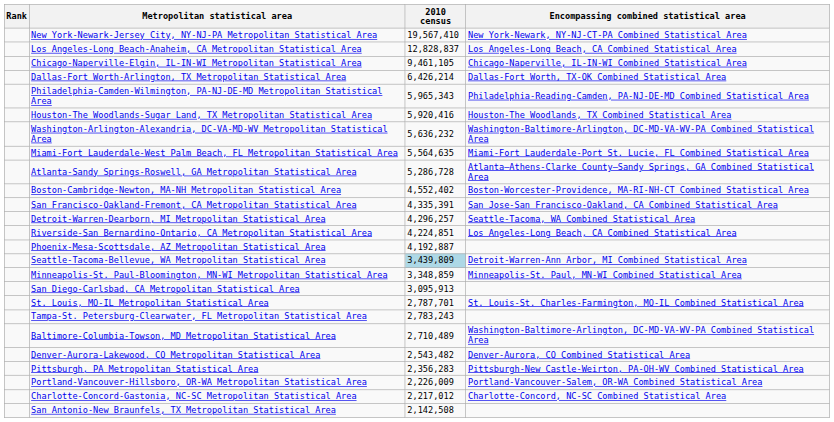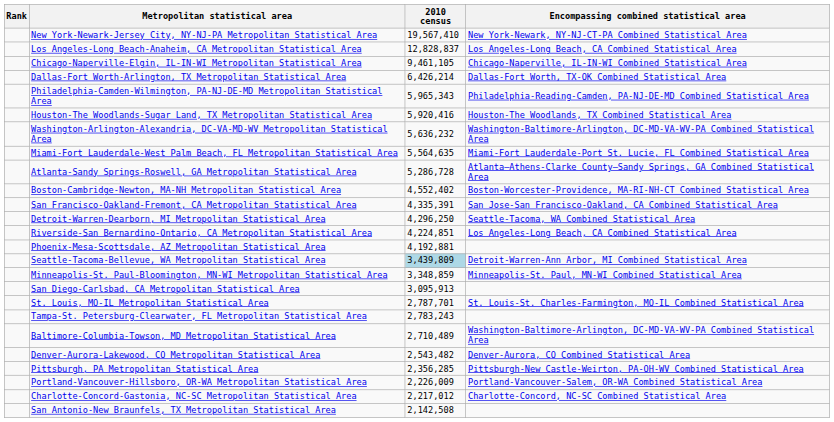(431, 219) 4,296,257 -> (431, 219) 4,296,250
(431, 247) 4,192,887 -> (431, 247) 4,192,881
(431, 368) 2,356,283 -> (431, 368) 2,356,285
